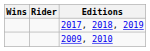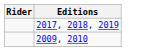- column: (17, 11)
